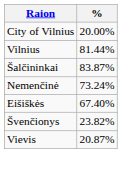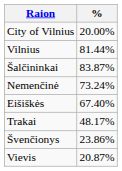+ row: (22, 121)
(97, 121) 23.82% -> (97, 139) 23.86%
